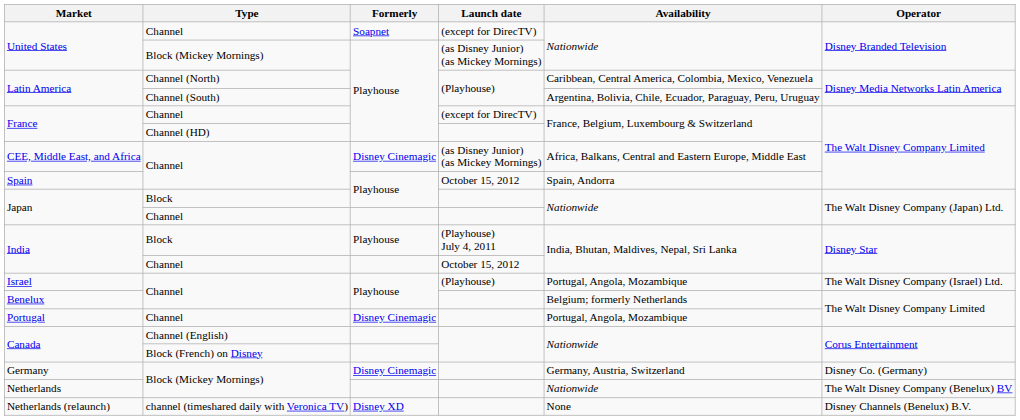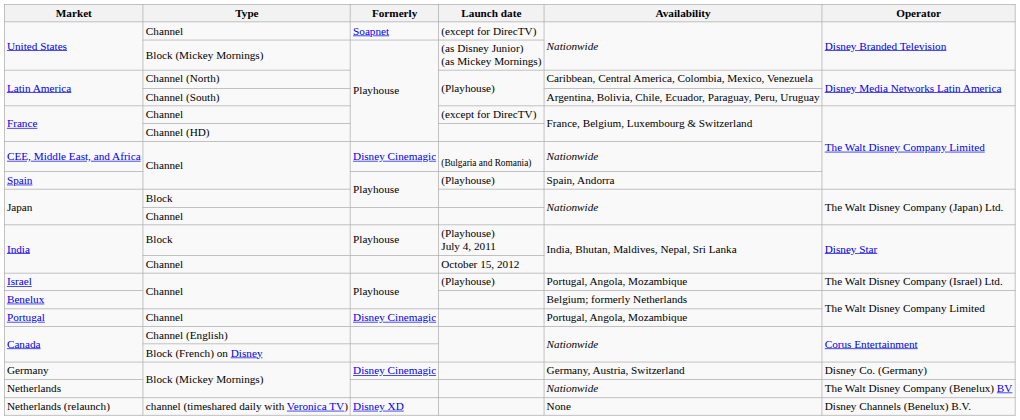(491, 156) (as Disney Junior) (as Mickey Mornings) -> (486, 163) (Bulgaria and Romania)
(676, 156) Africa, Balkans, Central and Eastern Europe, Middle East -> (572, 156) Nationwide
(480, 180) October 15, 2012 -> (468, 180) (Playhouse)
